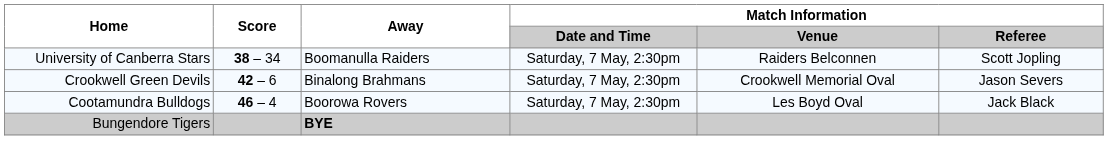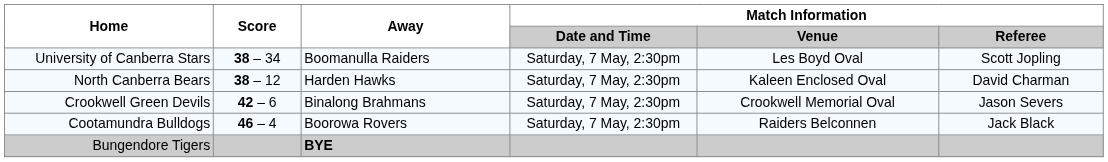(818, 58) Raiders Belconnen -> (818, 58) Les Boyd Oval
+ row: (142, 80)
(818, 102) Les Boyd Oval -> (818, 124) Raiders Belconnen
